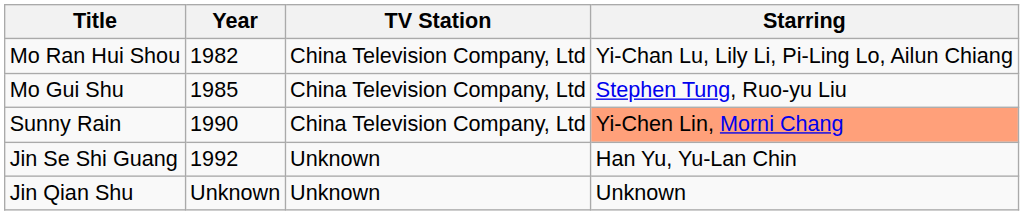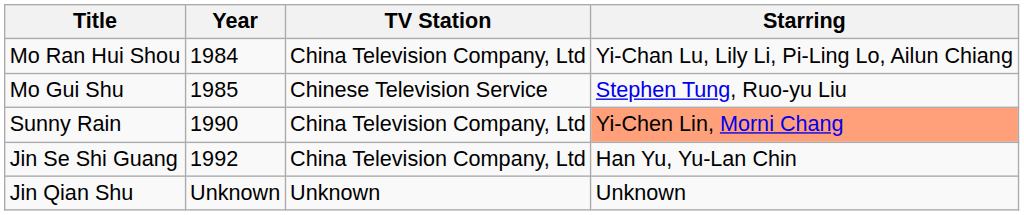(214, 55) 1982 -> (214, 55) 1984
(438, 90) China Television Company, Ltd -> (419, 90) Chinese Television Service
(335, 158) Unknown -> (438, 158) China Television Company, Ltd
